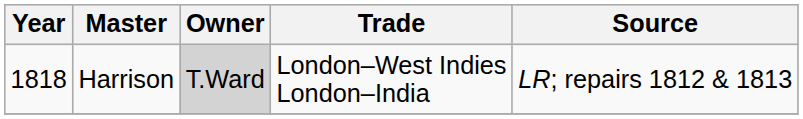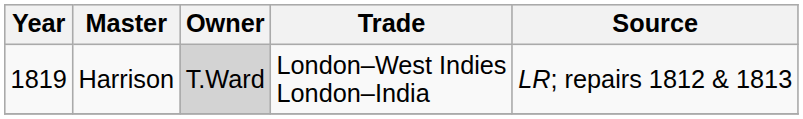(39, 78) 1818 -> (39, 78) 1819
